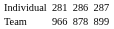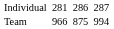(80, 22) 878 -> (80, 22) 875
(101, 22) 899 -> (101, 22) 994
